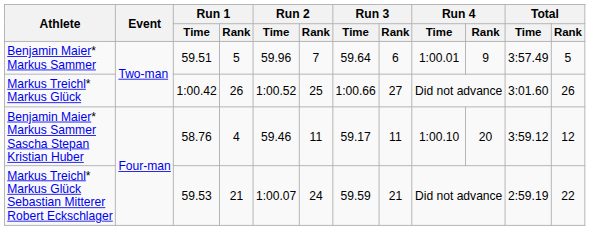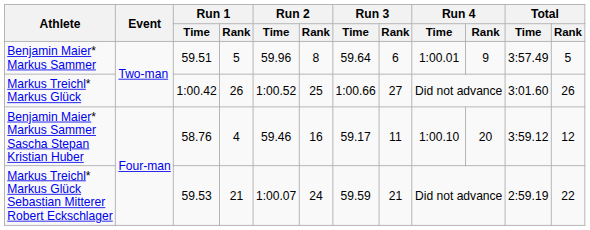(316, 58) 7 -> (316, 58) 8
(316, 137) 11 -> (316, 137) 16
